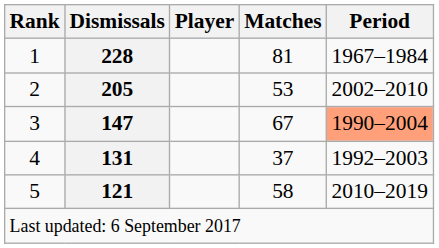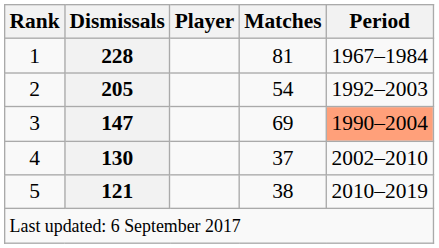(283, 89) 53 -> (283, 89) 54
(380, 89) 2002–2010 -> (380, 89) 1992–2003
(283, 123) 67 -> (283, 123) 69
(117, 157) 131 -> (117, 157) 130
(380, 157) 1992–2003 -> (380, 157) 2002–2010
(283, 191) 58 -> (283, 191) 38
